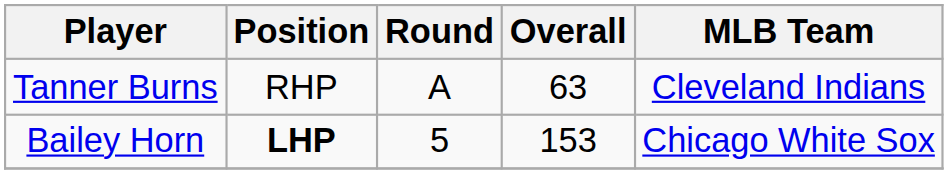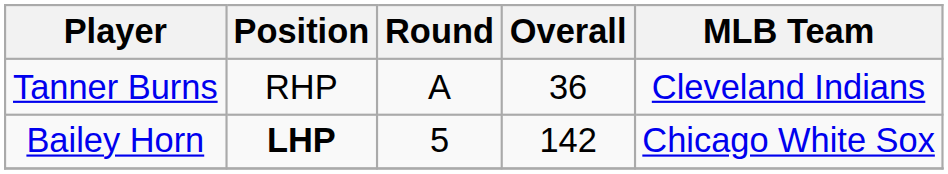(568, 86) 63 -> (568, 86) 36
(568, 140) 153 -> (568, 140) 142
